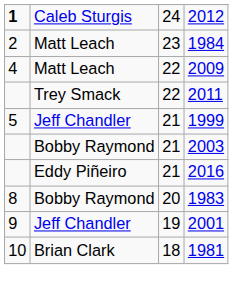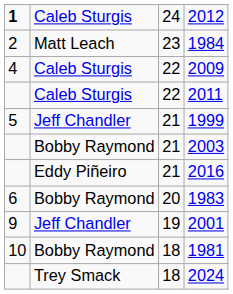(74, 69) Matt Leach -> (83, 69) Caleb Sturgis
(77, 95) Trey Smack -> (83, 95) Caleb Sturgis
(13, 198) 8 -> (13, 198) 6
(74, 250) Brian Clark -> (94, 250) Bobby Raymond
+ row: (206, 276)
